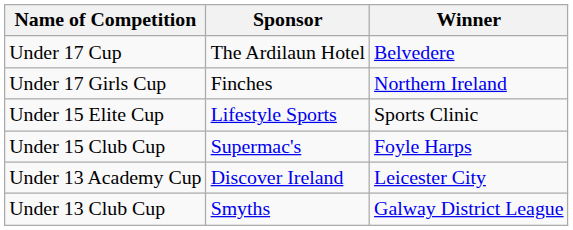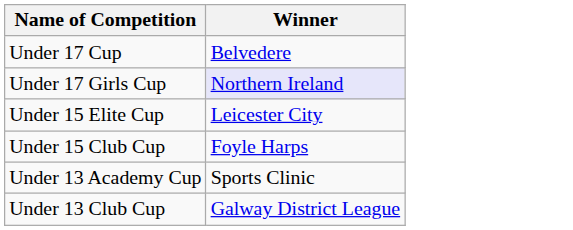- column: (288, 20)
(440, 83) no background -> (277, 83) lavender background
(426, 114) Sports Clinic -> (267, 114) Leicester City
(430, 177) Leicester City -> (263, 177) Sports Clinic
